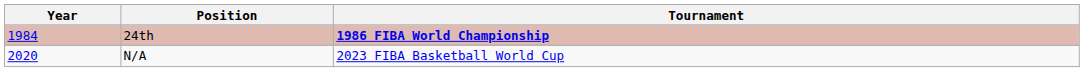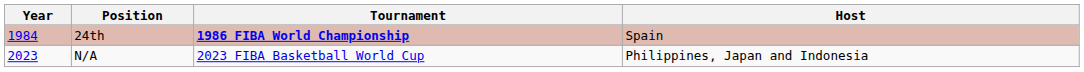+ column: (851, 15)
(23, 56) 2020 -> (23, 56) 2023
